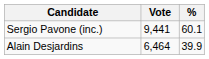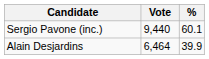(157, 29) 9,441 -> (157, 29) 9,440
